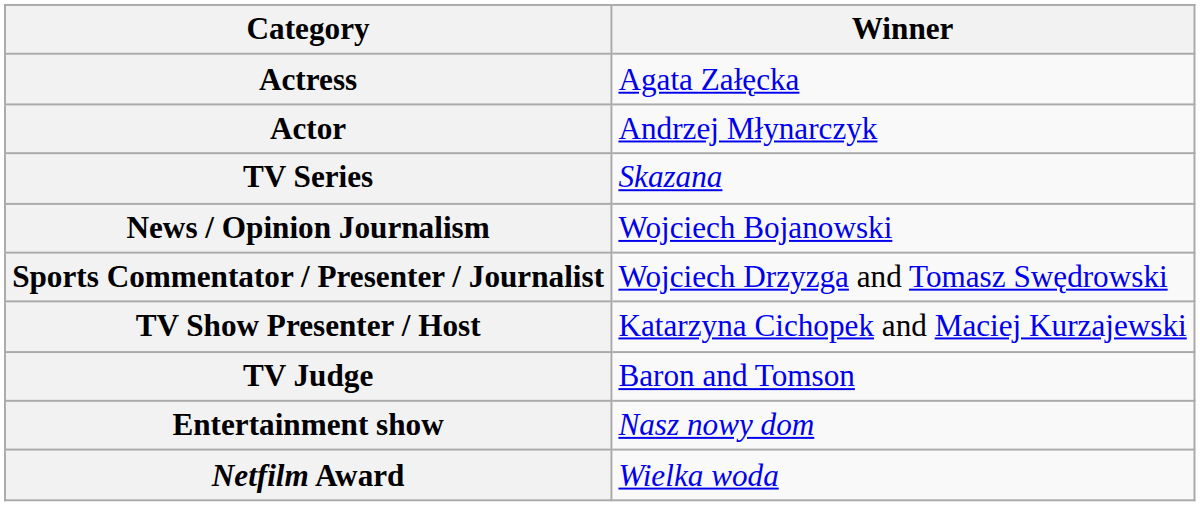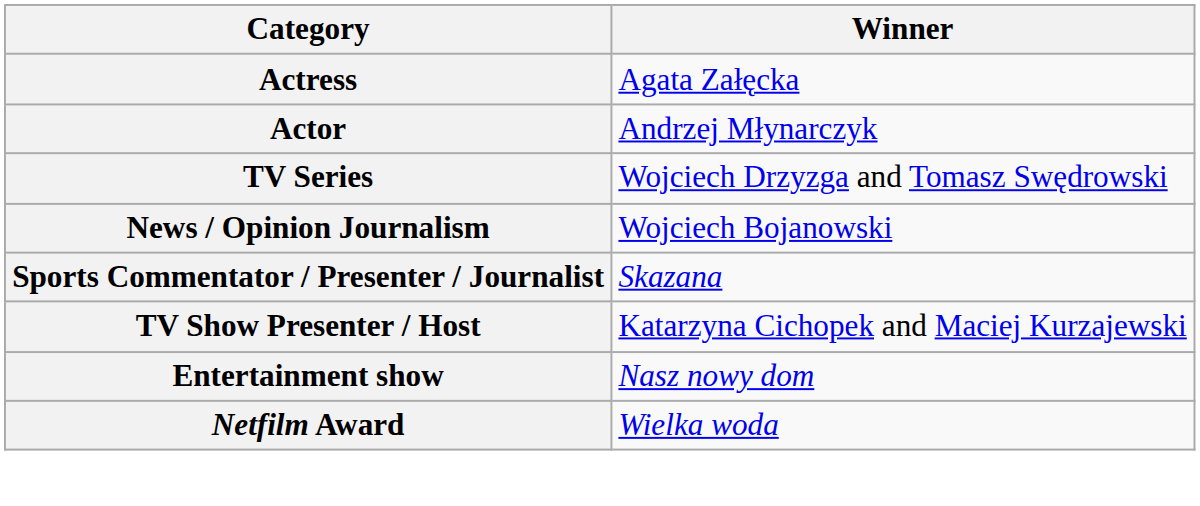(670, 177) Skazana -> (893, 177) Wojciech Drzyzga and Tomasz Swędrowski
(893, 276) Wojciech Drzyzga and Tomasz Swędrowski -> (670, 276) Skazana
- row: (308, 375)
